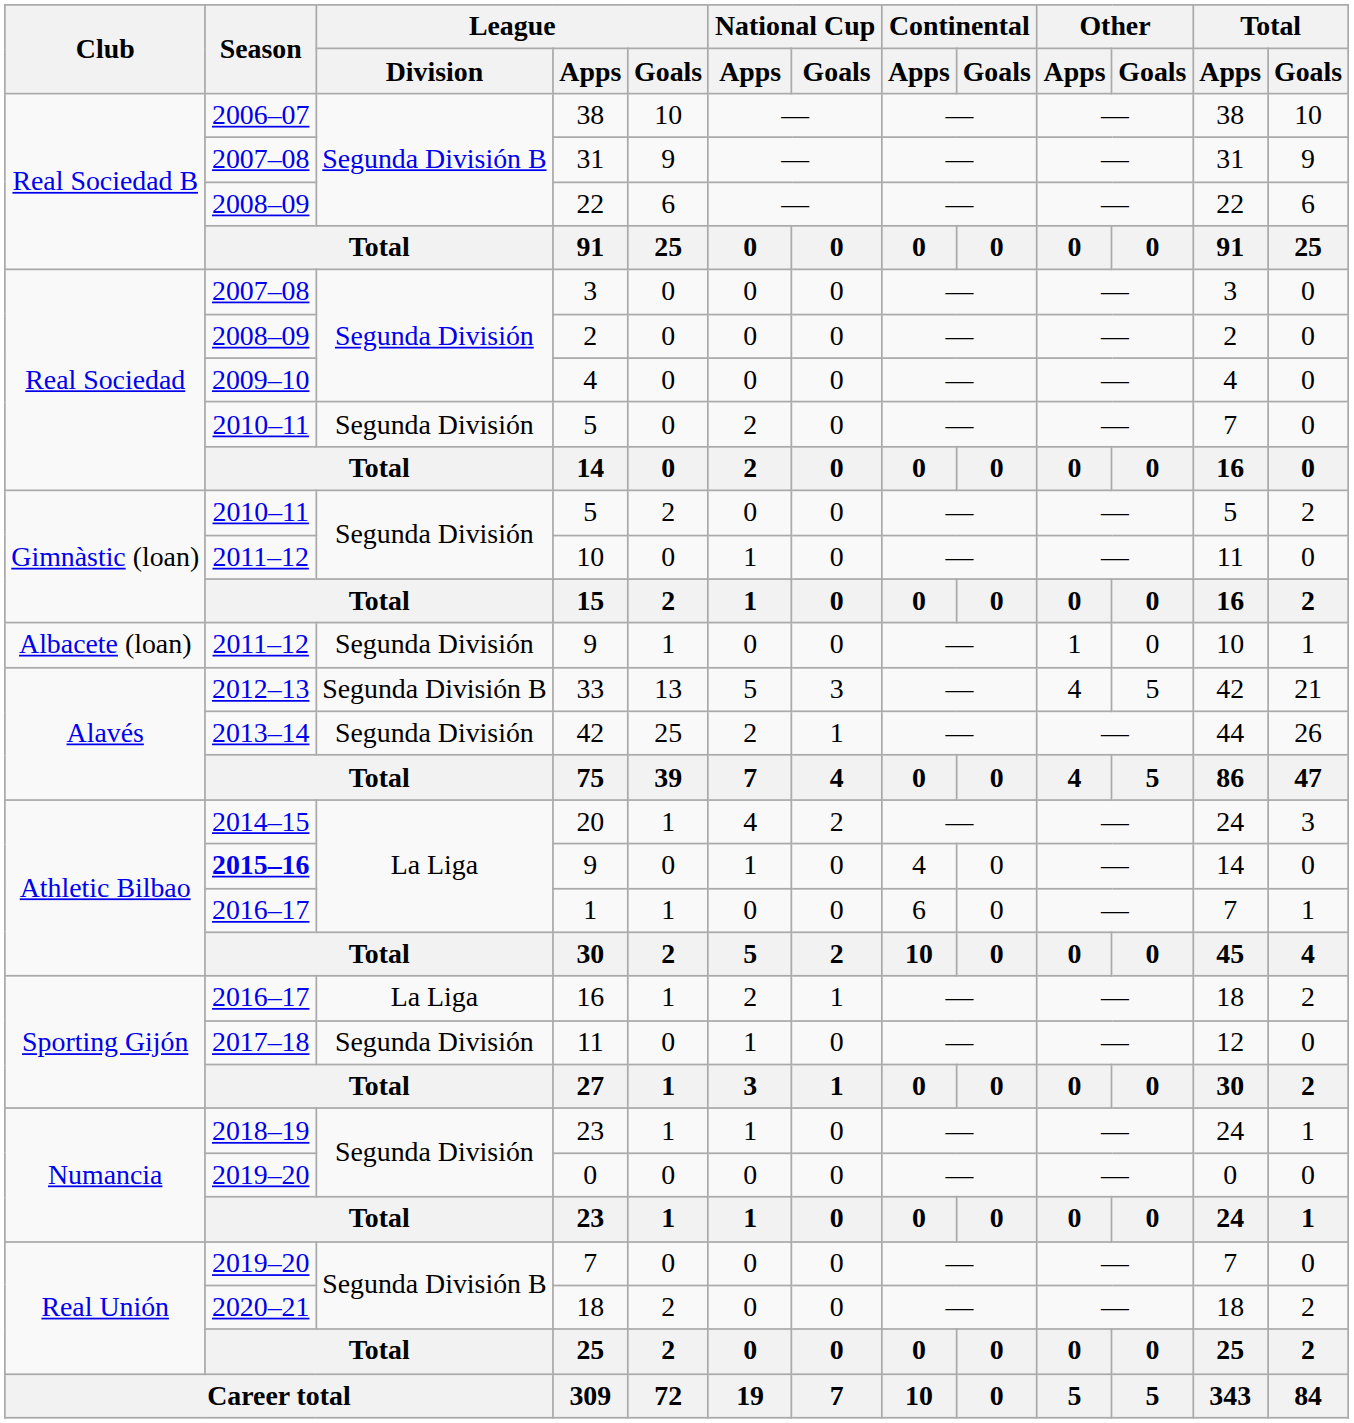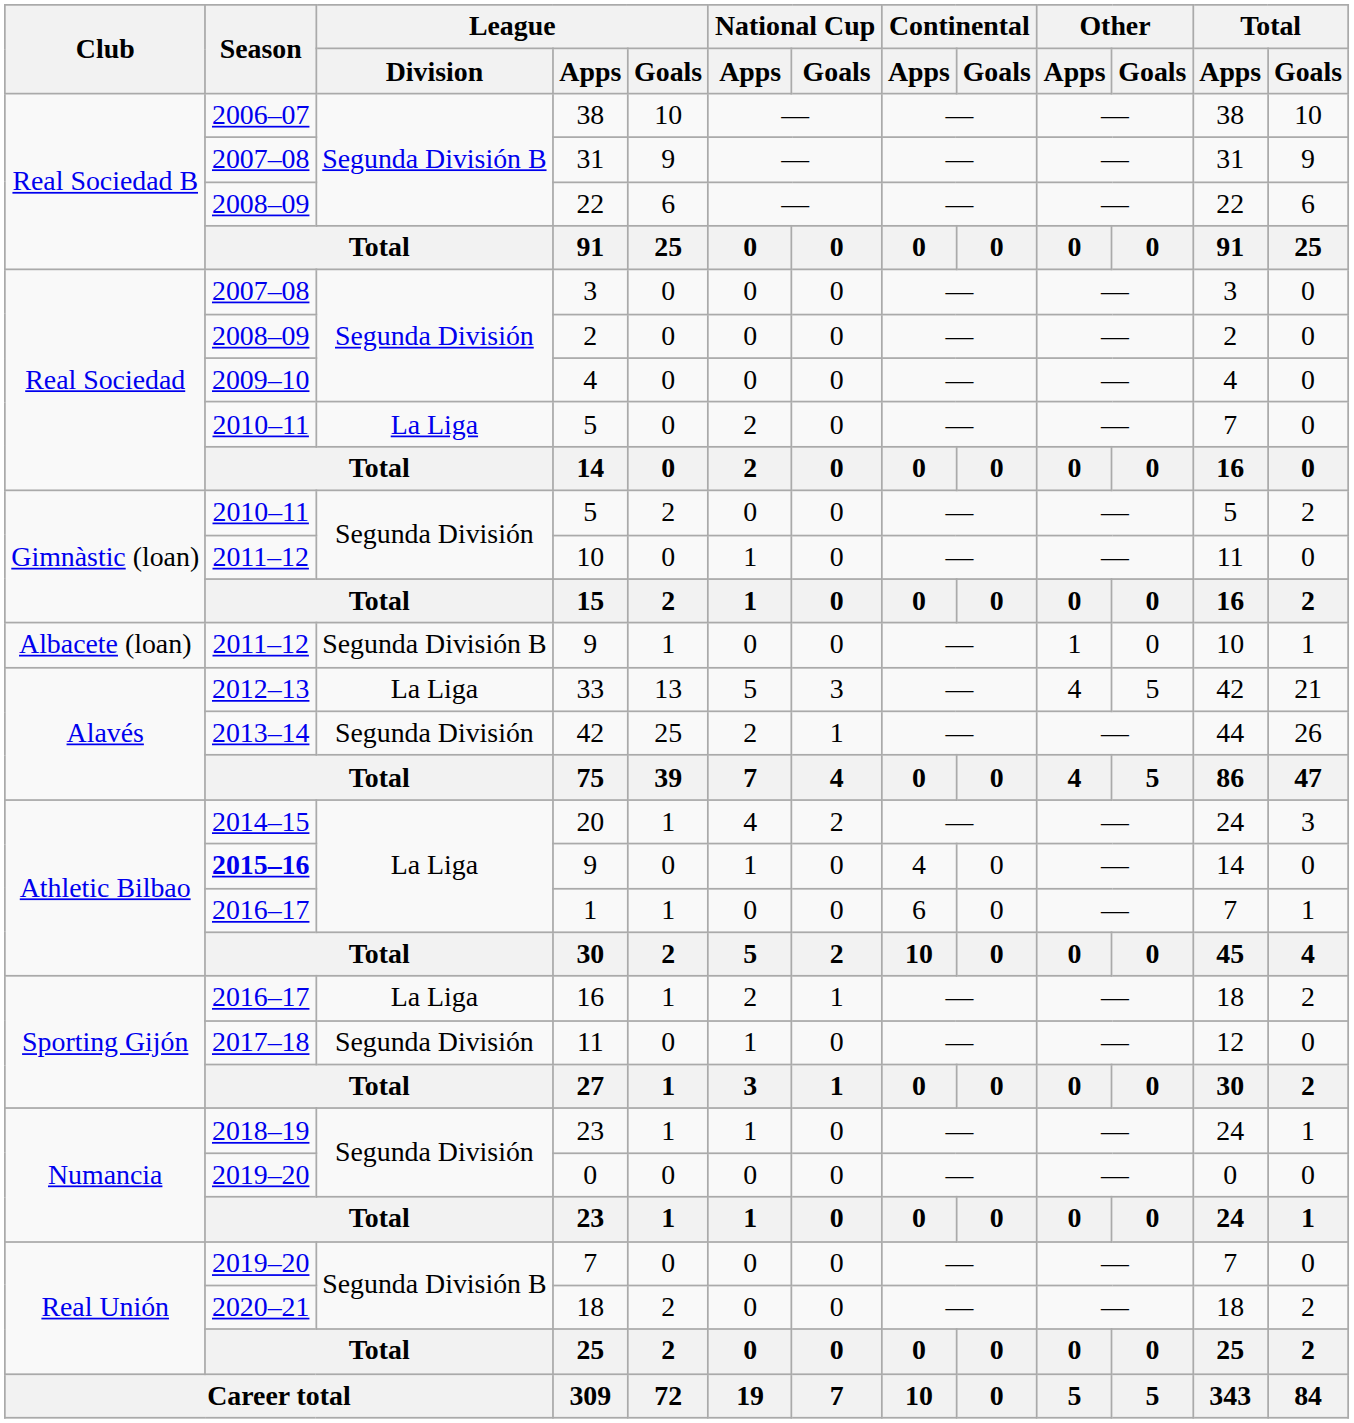(434, 423) Segunda División -> (434, 423) La Liga
(434, 644) Segunda División -> (434, 644) Segunda División B
(434, 688) Segunda División B -> (434, 688) La Liga
